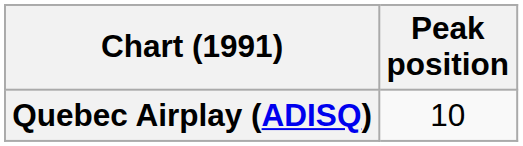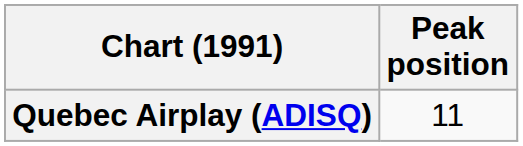(448, 114) 10 -> (448, 114) 11
